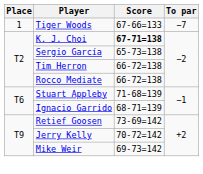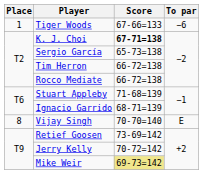(181, 25) −7 -> (181, 25) −6
+ row: (64, 121)
(139, 149) no background -> (139, 163) khaki background
